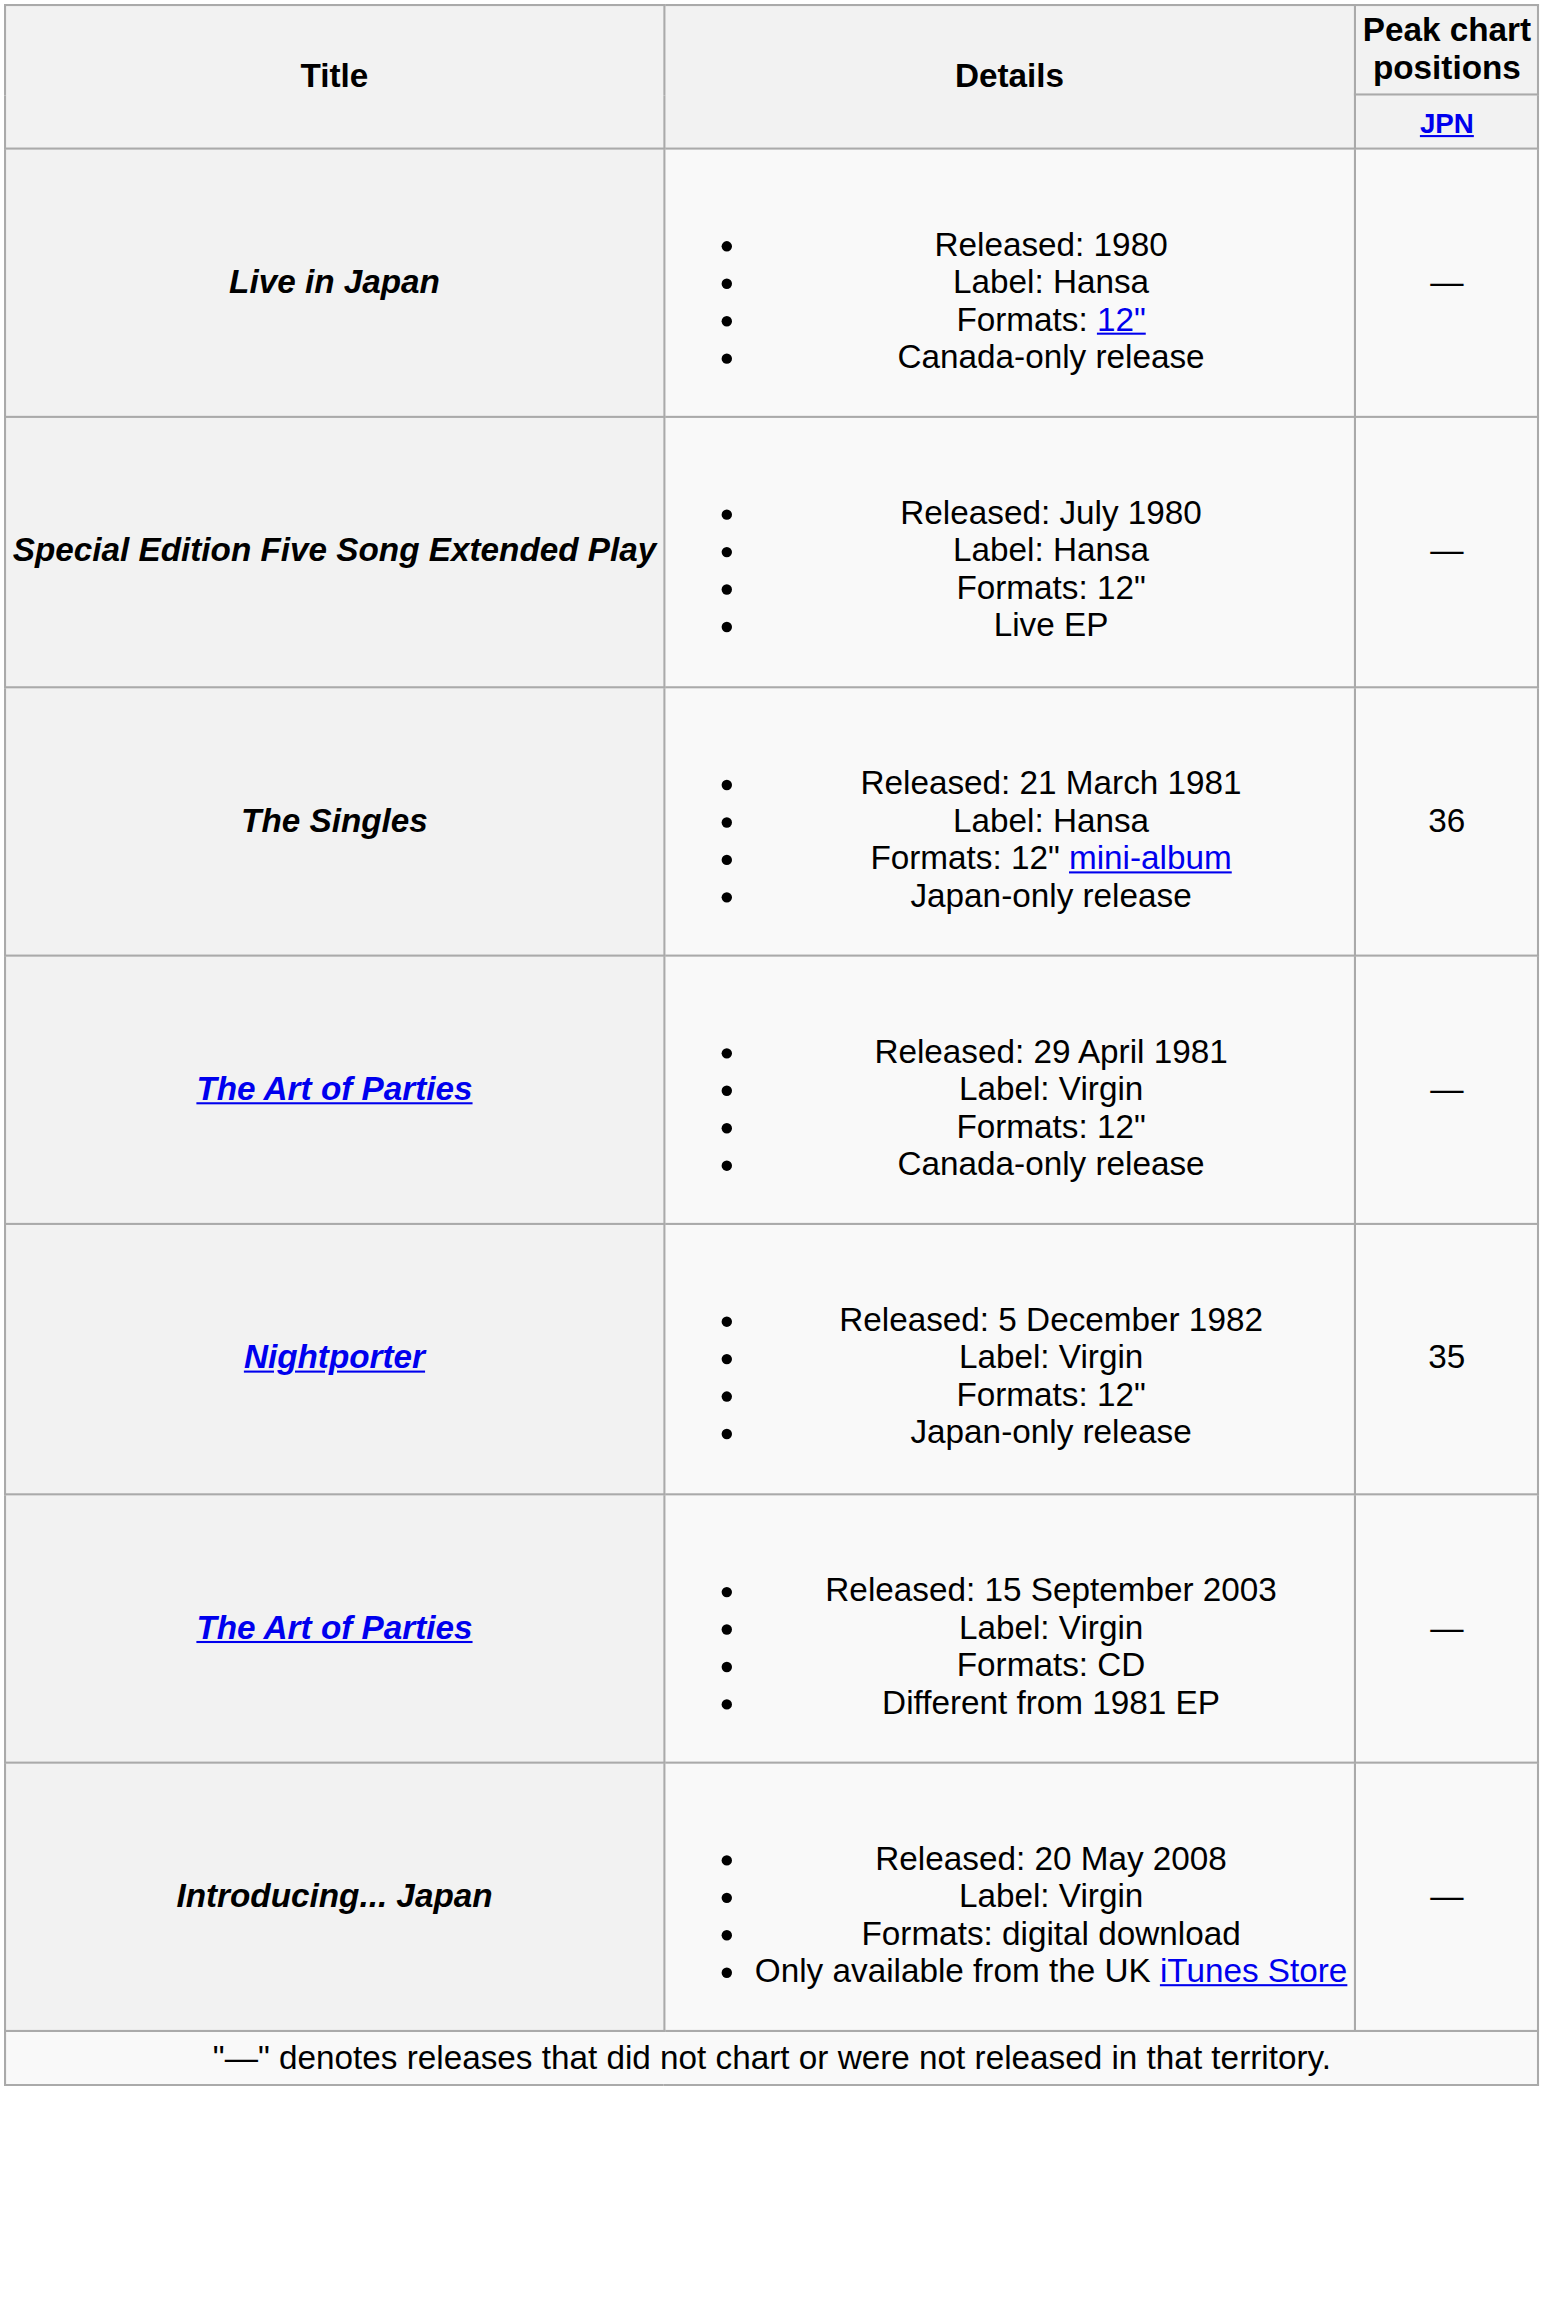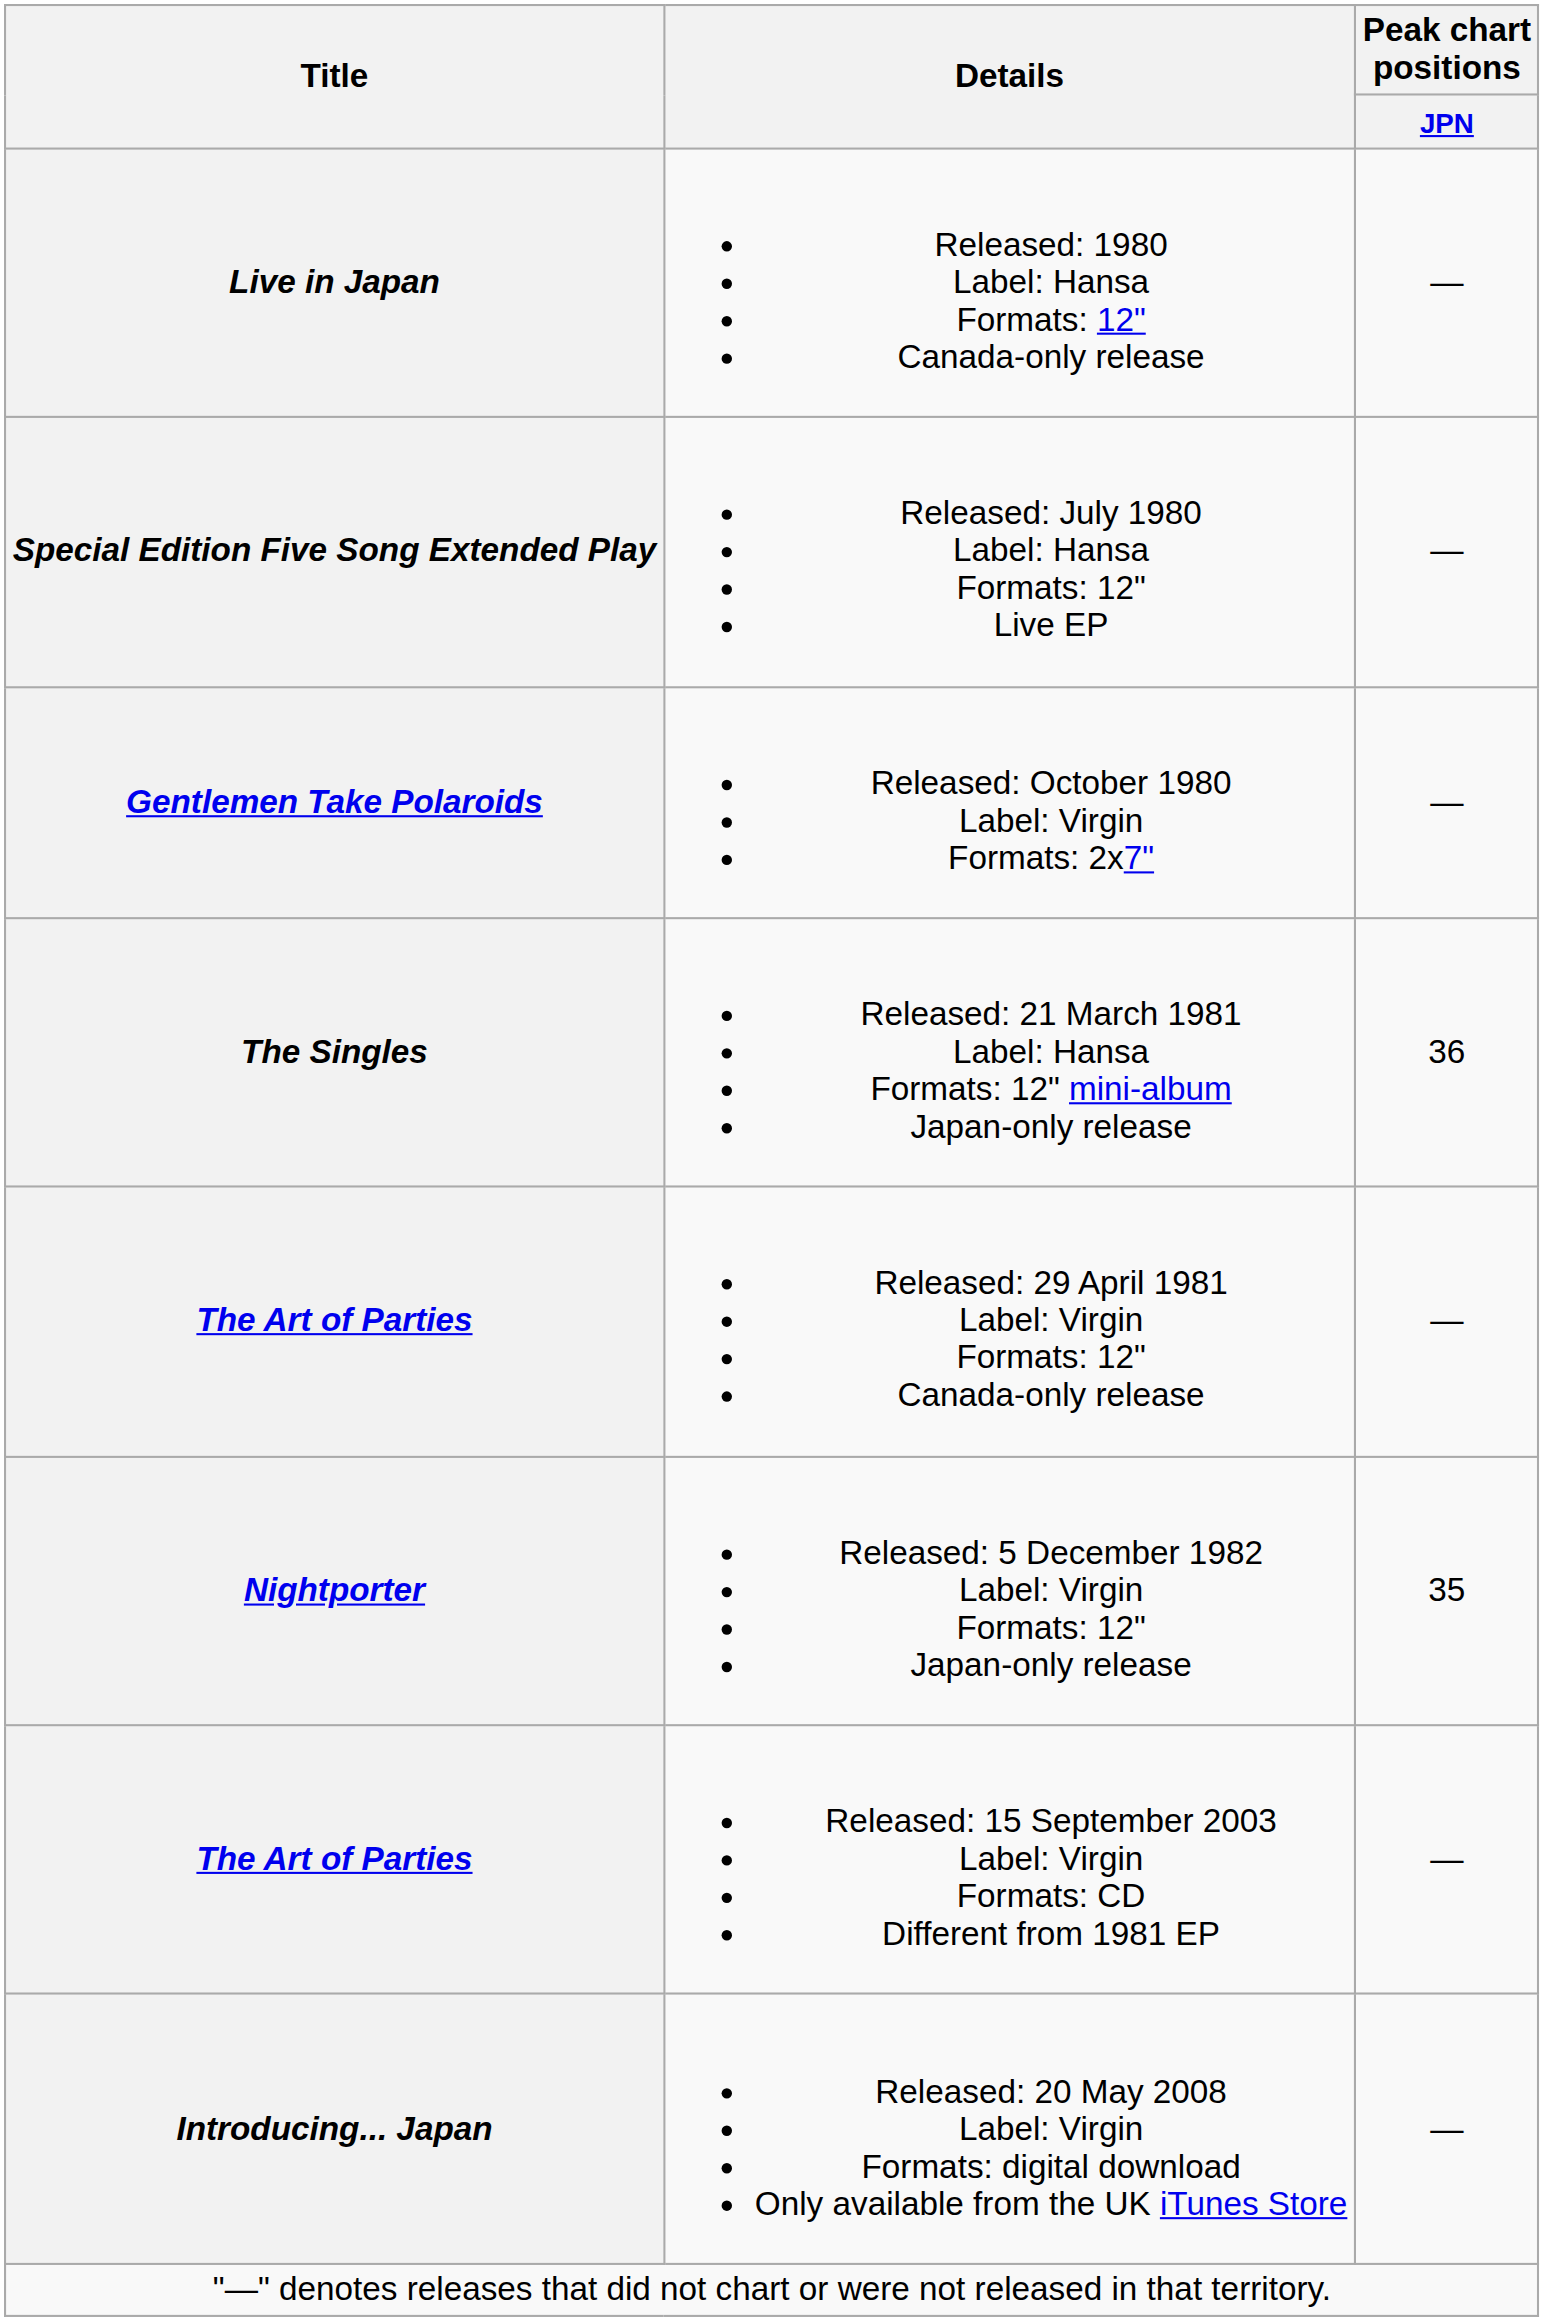+ row: (1009, 821)
